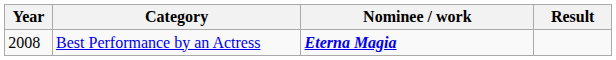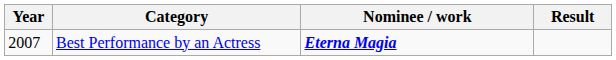(24, 42) 2008 -> (24, 42) 2007
